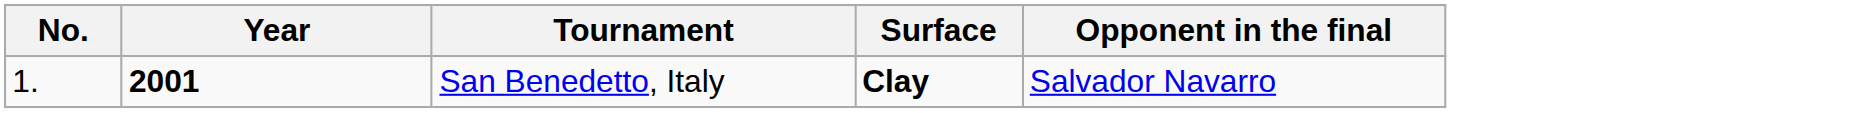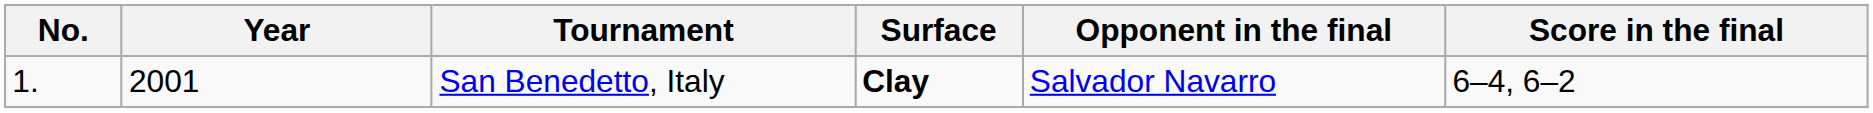+ column: (1656, 29)
(164, 81) bold -> (164, 81) normal
